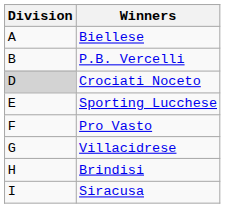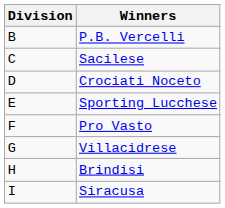- row: (112, 38)
+ row: (112, 60)
(12, 82) lightgrey background -> (12, 82) no background
